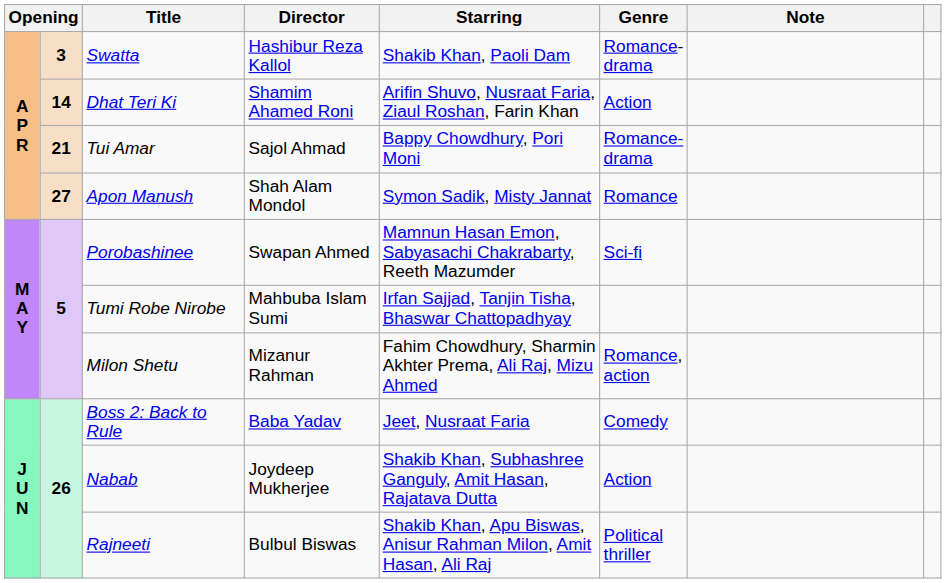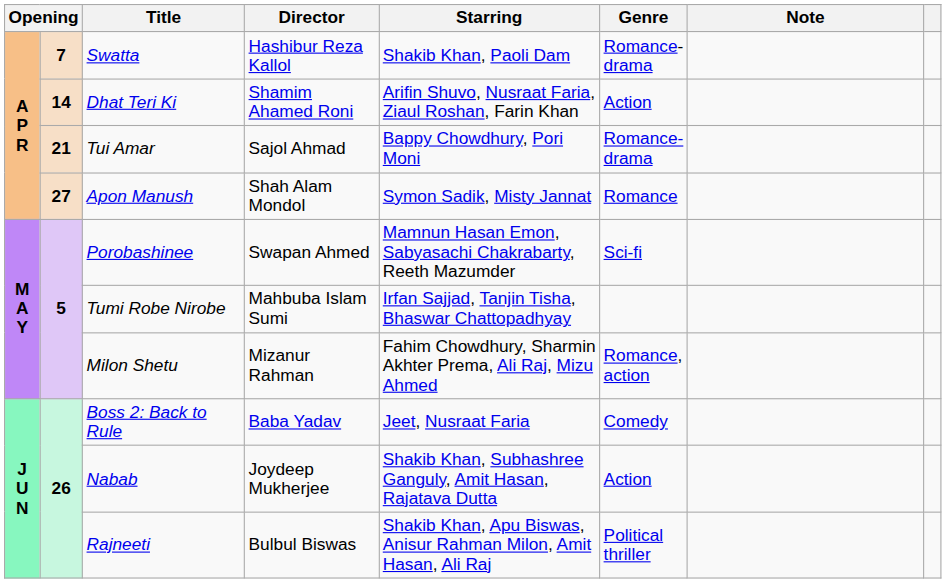(61, 55) 3 -> (61, 55) 7
